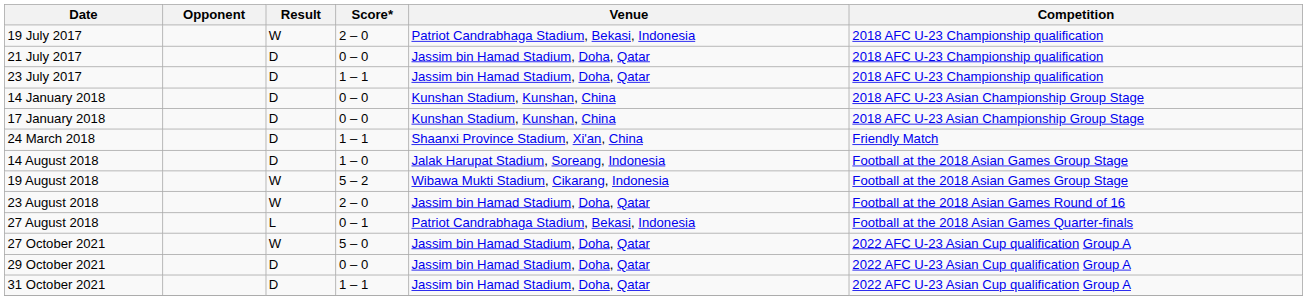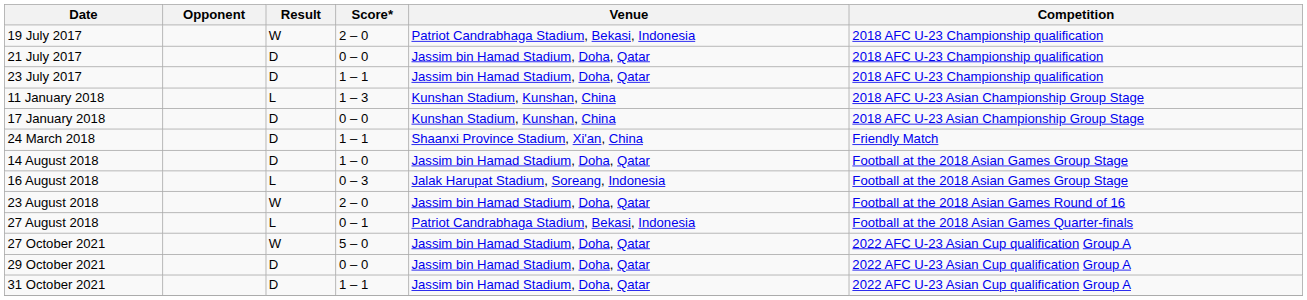+ row: (56, 98)
- row: (56, 98)
(538, 160) Jalak Harupat Stadium, Soreang, Indonesia -> (531, 160) Jassim bin Hamad Stadium, Doha, Qatar
+ row: (53, 181)
- row: (53, 181)
